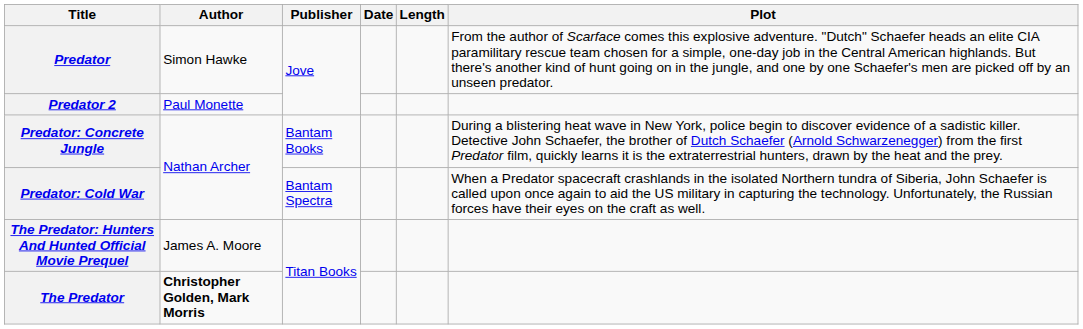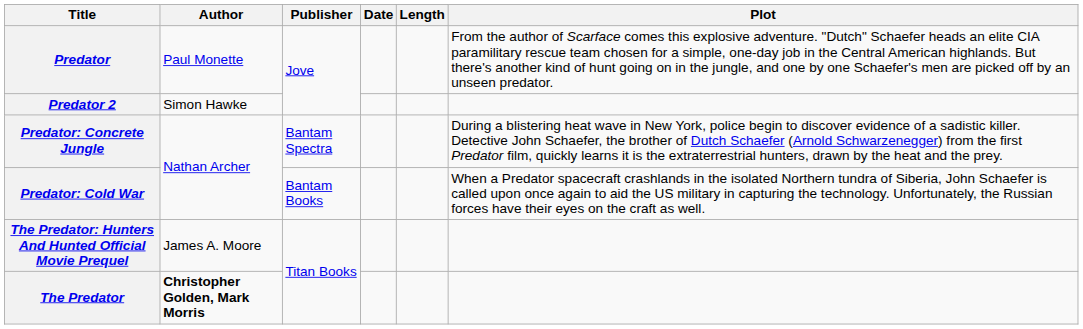(205, 59) Simon Hawke -> (203, 59) Paul Monette
(203, 104) Paul Monette -> (205, 104) Simon Hawke
(309, 141) Bantam Books -> (309, 141) Bantam Spectra
(309, 193) Bantam Spectra -> (309, 193) Bantam Books
